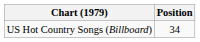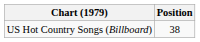(175, 29) 34 -> (175, 29) 38
